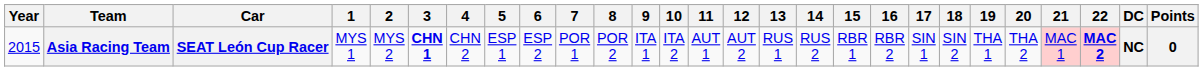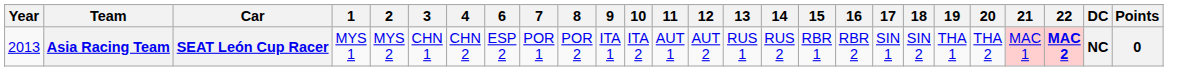- column: (502, 15)
(24, 46) 2015 -> (24, 46) 2013
(427, 46) bold -> (427, 46) normal
